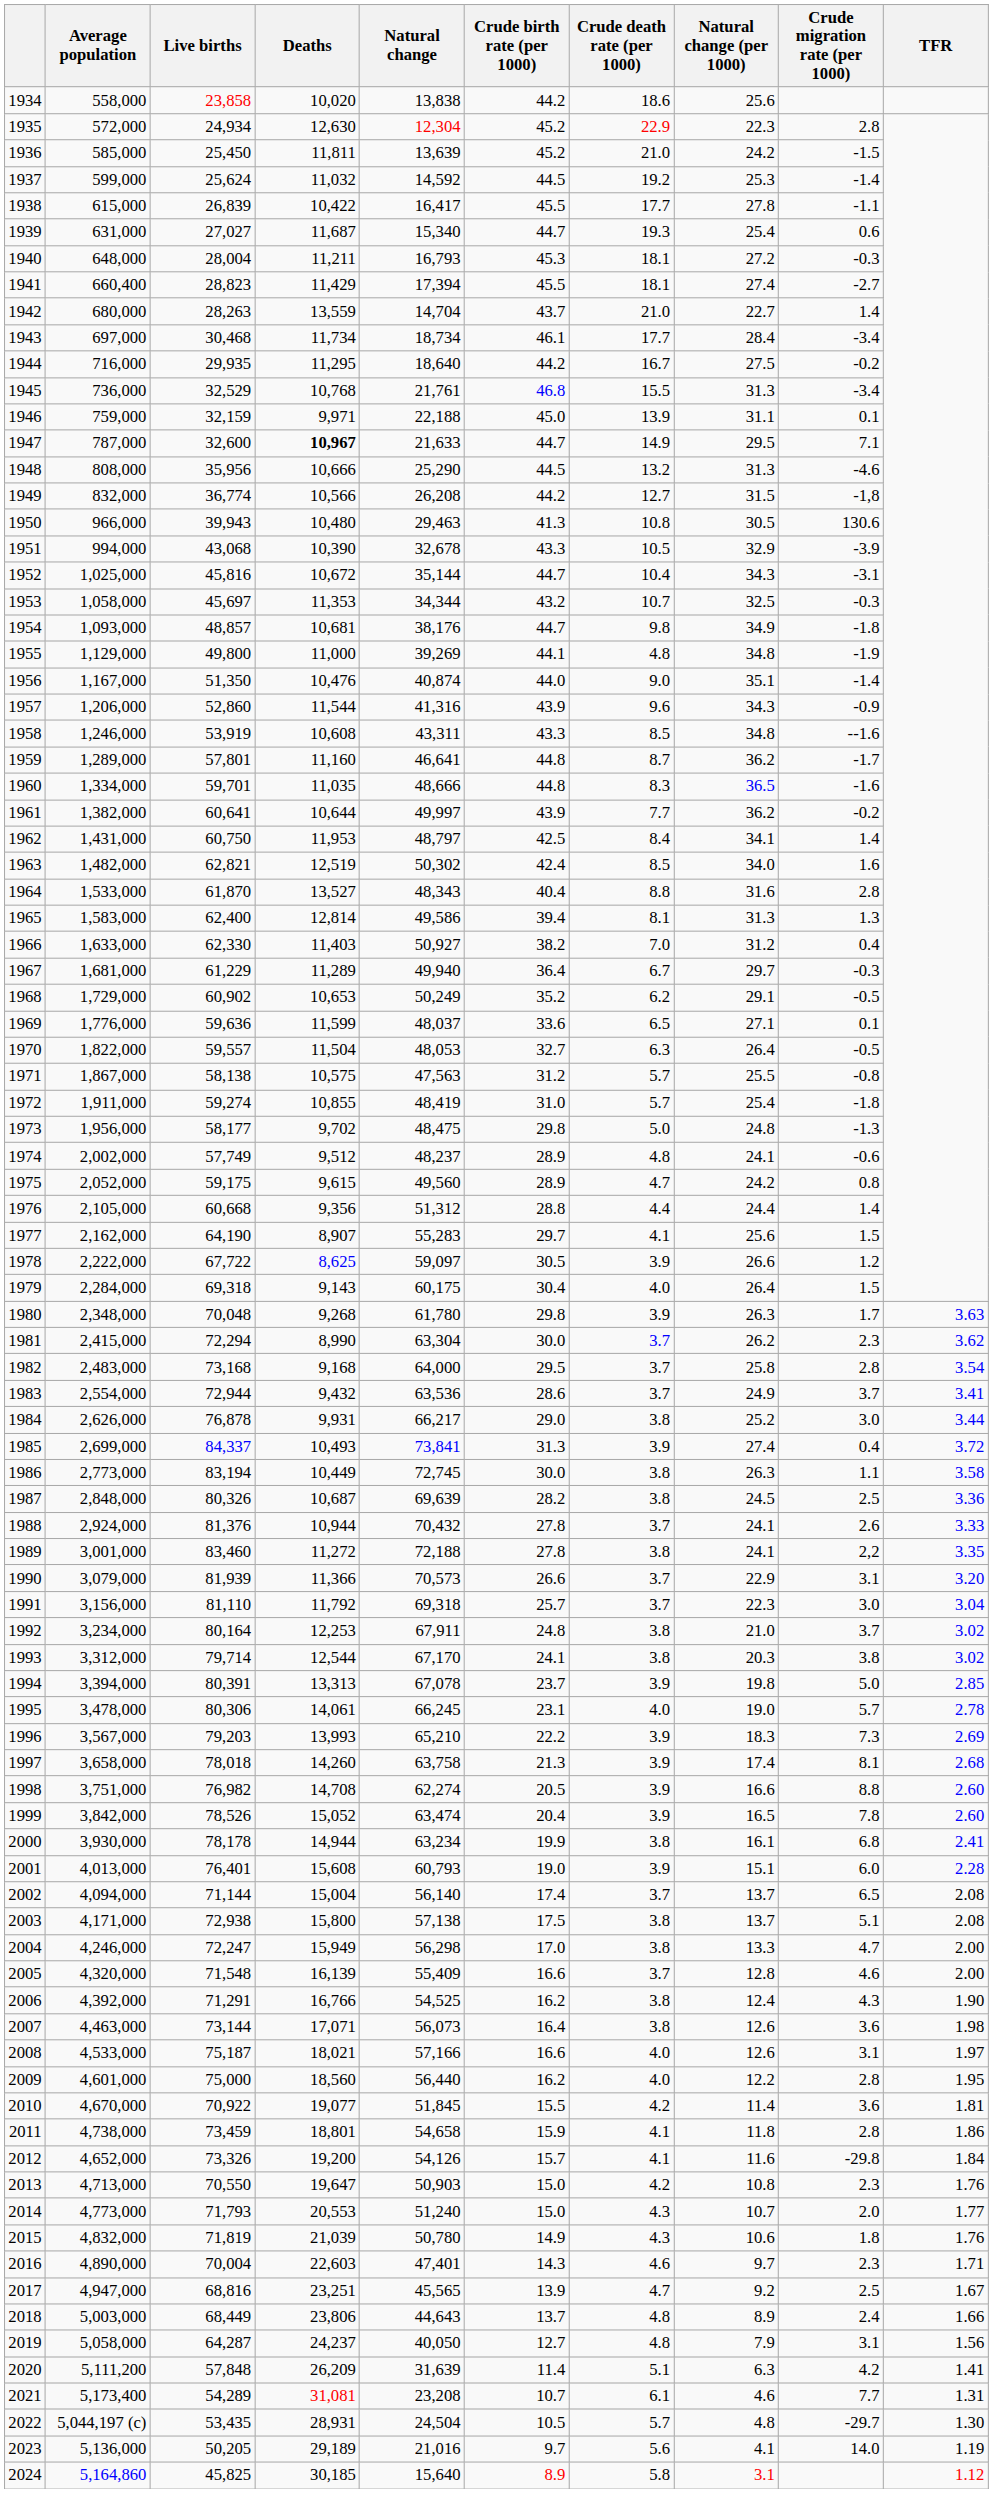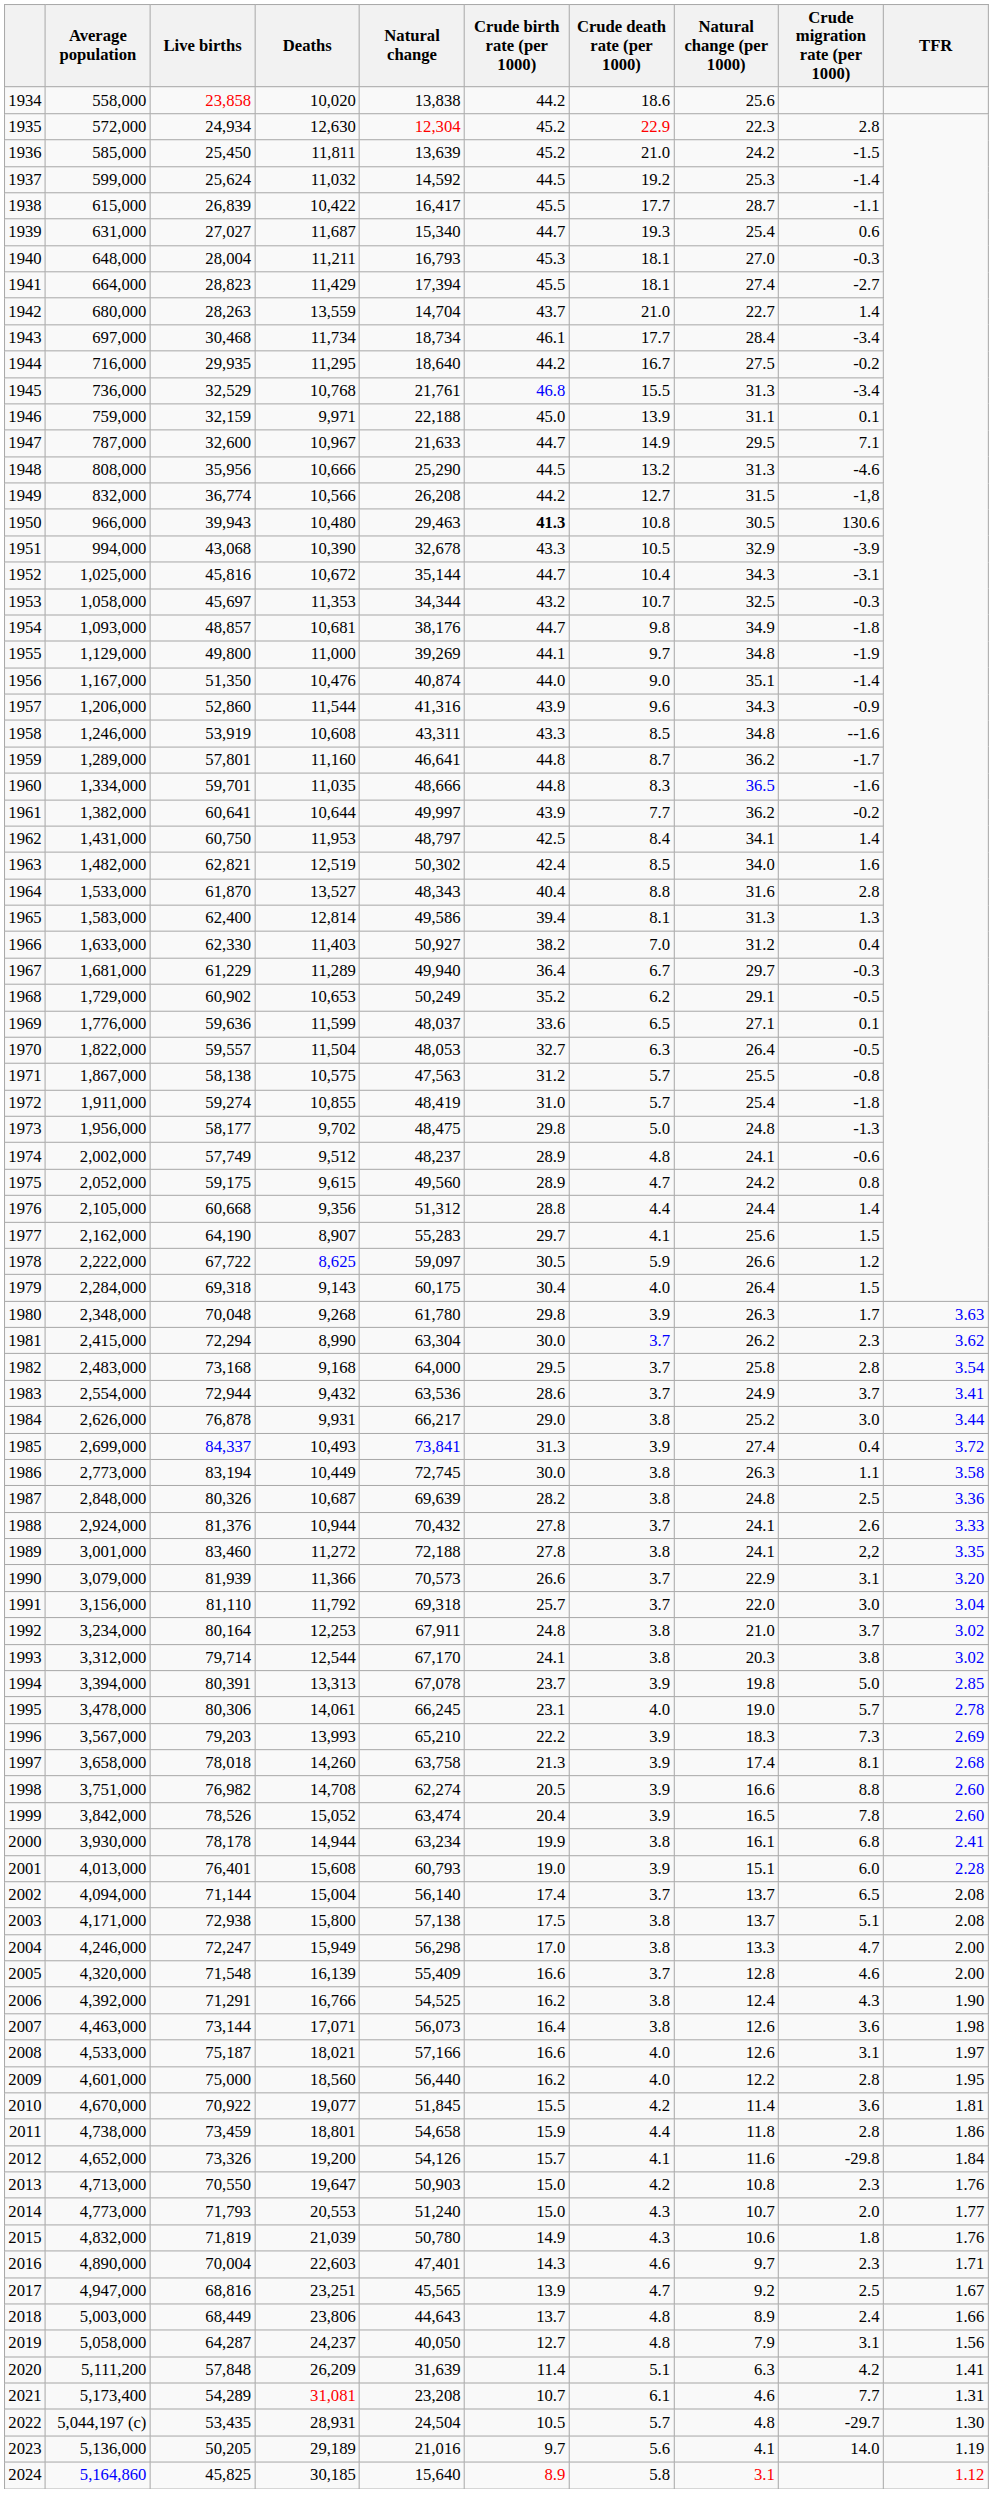(760, 205) 27.8 -> (760, 205) 28.7
(760, 258) 27.2 -> (760, 258) 27.0
(119, 284) 660,400 -> (119, 284) 664,000
(333, 443) bold -> (333, 443) normal
(551, 522) normal -> (551, 522) bold
(660, 654) 4.8 -> (660, 654) 9.7
(660, 1261) 3.9 -> (660, 1261) 5.9
(760, 1498) 24.5 -> (760, 1498) 24.8
(760, 1604) 22.3 -> (760, 1604) 22.0
(660, 2132) 4.1 -> (660, 2132) 4.4
